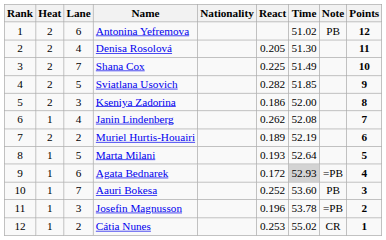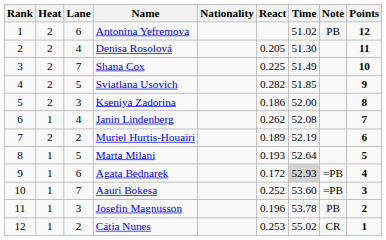(333, 191) PB -> (333, 191) =PB
(333, 208) =PB -> (333, 208) PB
